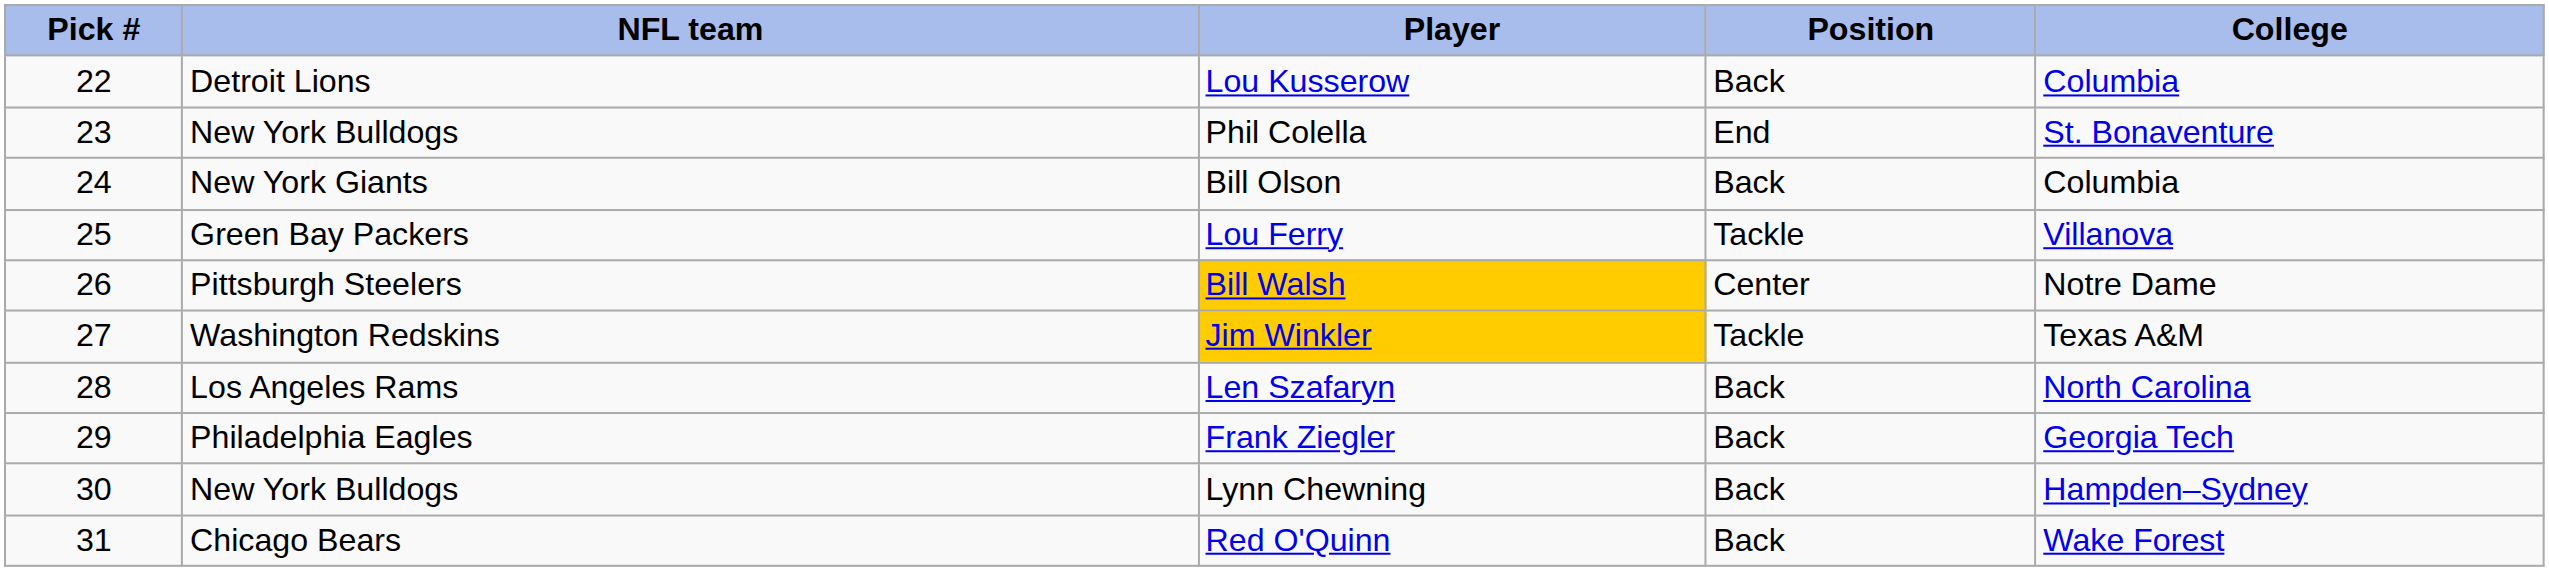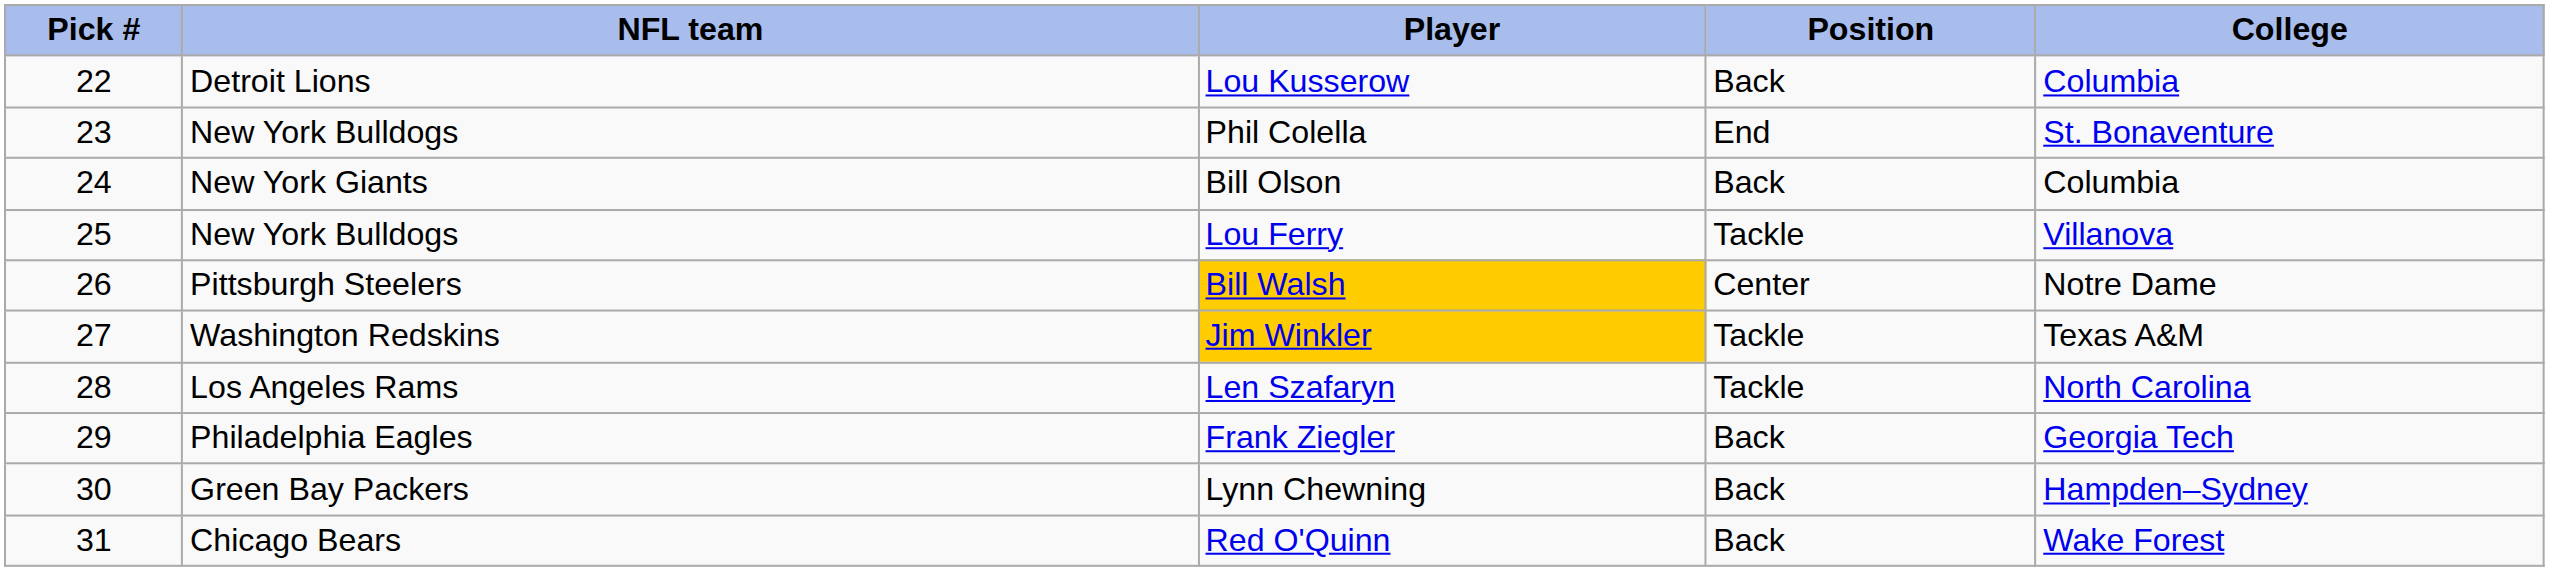(330, 234) Green Bay Packers -> (324, 234) New York Bulldogs
(1749, 387) Back -> (1759, 387) Tackle
(324, 489) New York Bulldogs -> (330, 489) Green Bay Packers
